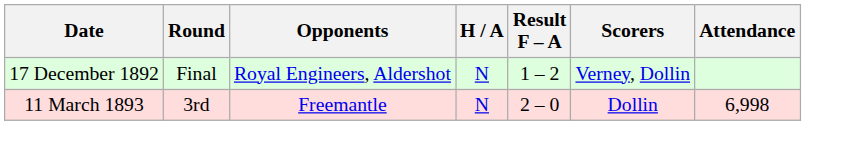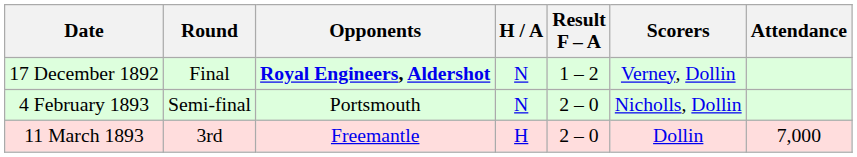(342, 73) normal -> (375, 73) bold
+ row: (84, 104)
(482, 104) N -> (521, 135) H
(747, 104) 6,998 -> (799, 135) 7,000
